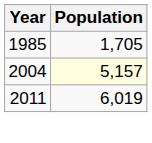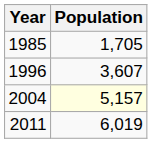+ row: (28, 71)
